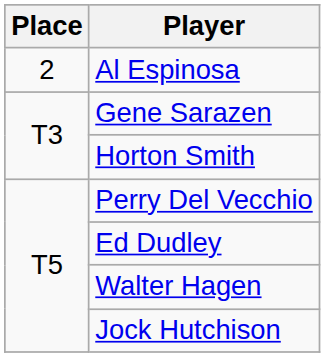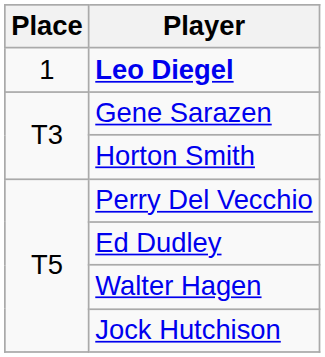+ row: (164, 69)
- row: (168, 69)
